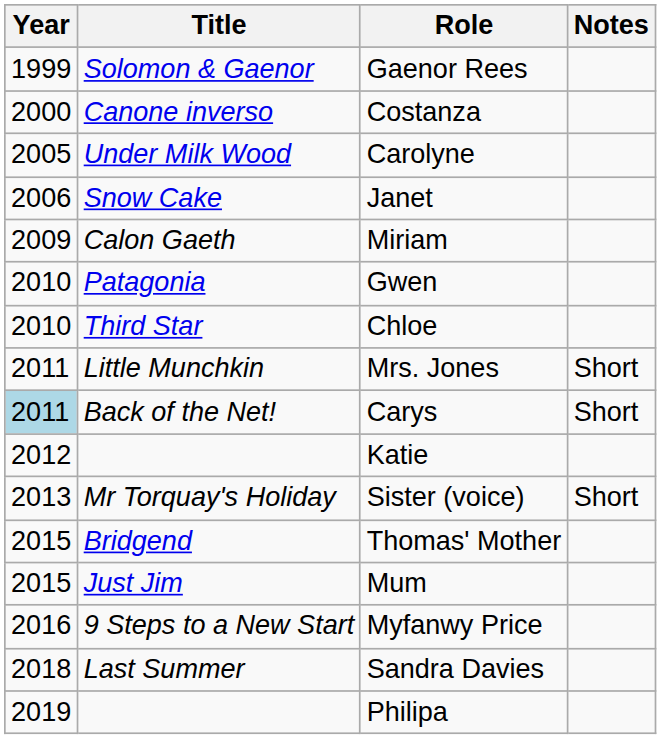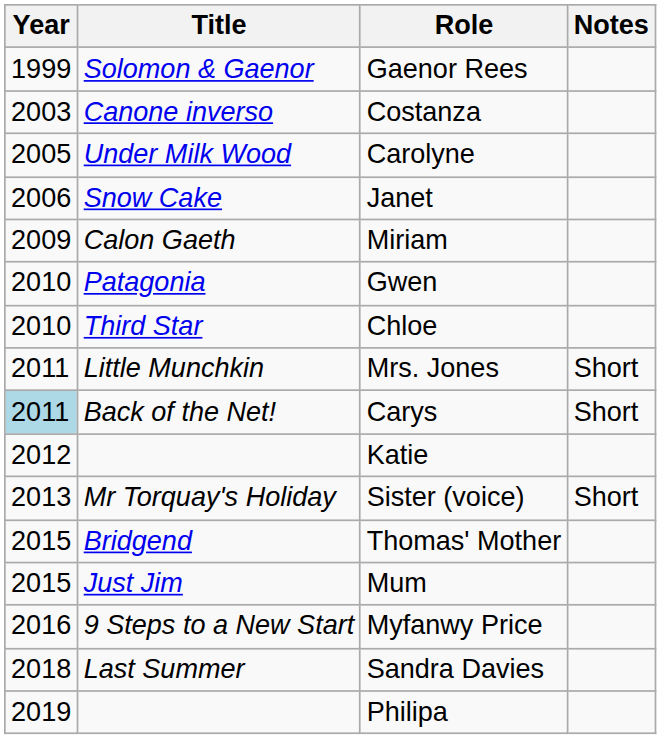(41, 111) 2000 -> (41, 111) 2003
